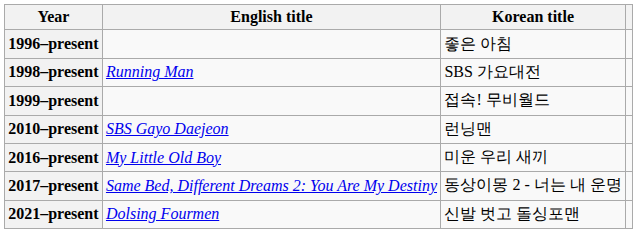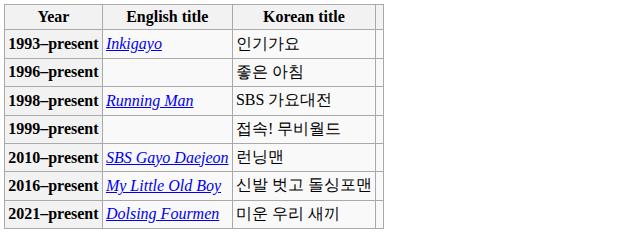+ row: (53, 44)
(496, 157) 미운 우리 새끼 -> (304, 185) 신발 벗고 돌싱포맨
- row: (53, 185)
(512, 213) 신발 벗고 돌싱포맨 -> (288, 213) 미운 우리 새끼
